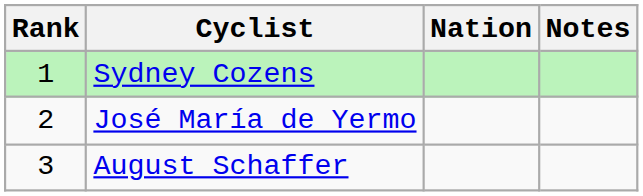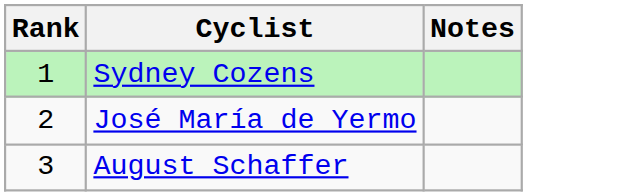- column: (481, 28)
